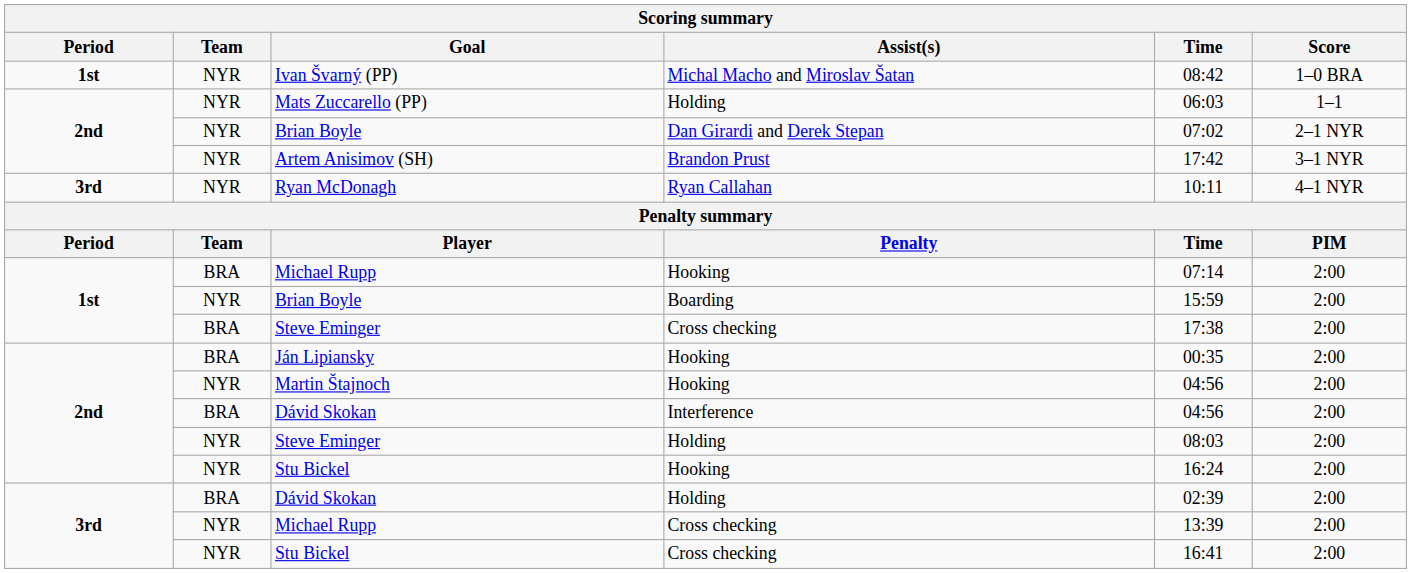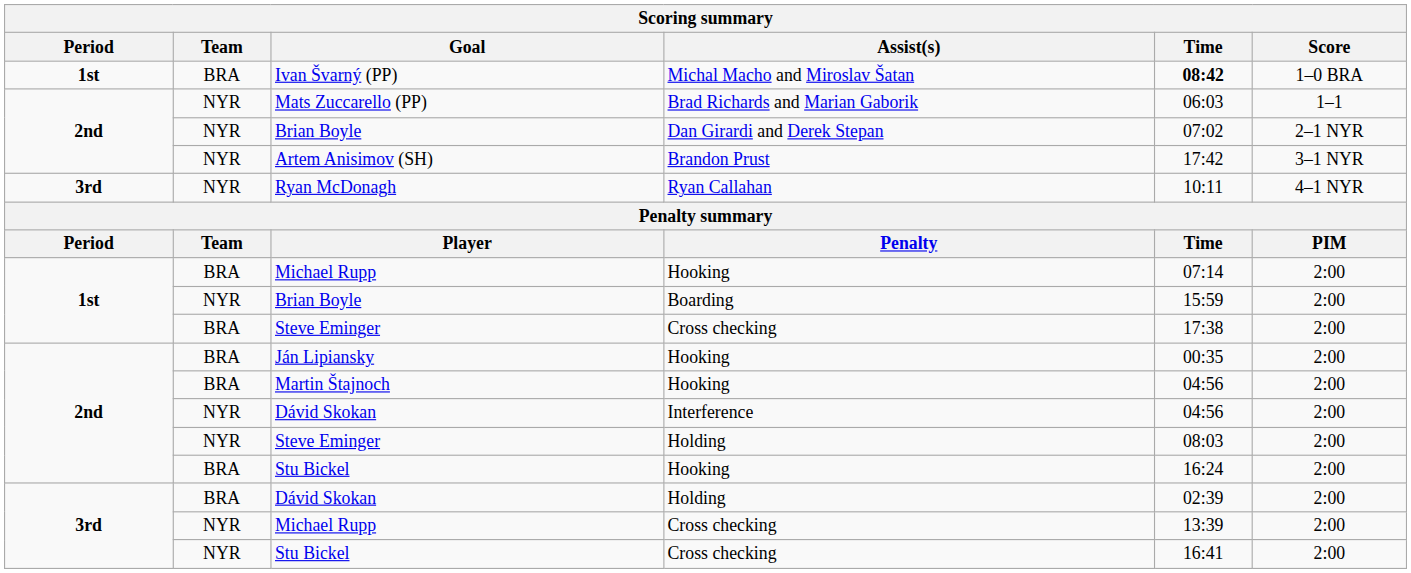(222, 74) NYR -> (222, 74) BRA
(1203, 74) normal -> (1203, 74) bold
(697, 103) Holding -> (793, 103) Brad Richards and Marian Gaborik
(222, 384) NYR -> (222, 384) BRA
(222, 412) BRA -> (222, 412) NYR
(222, 469) NYR -> (222, 469) BRA
